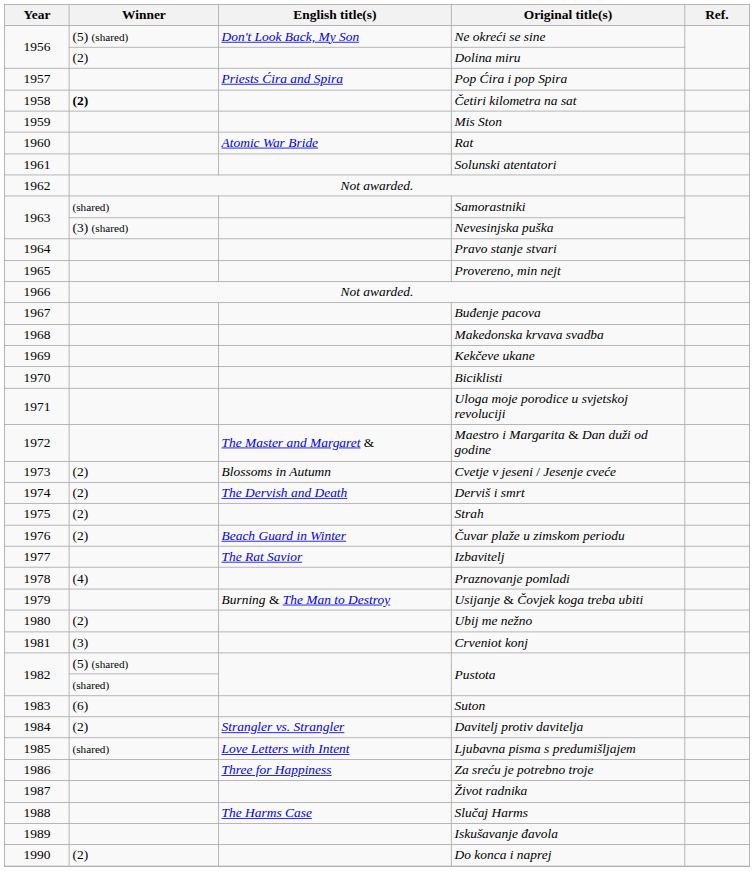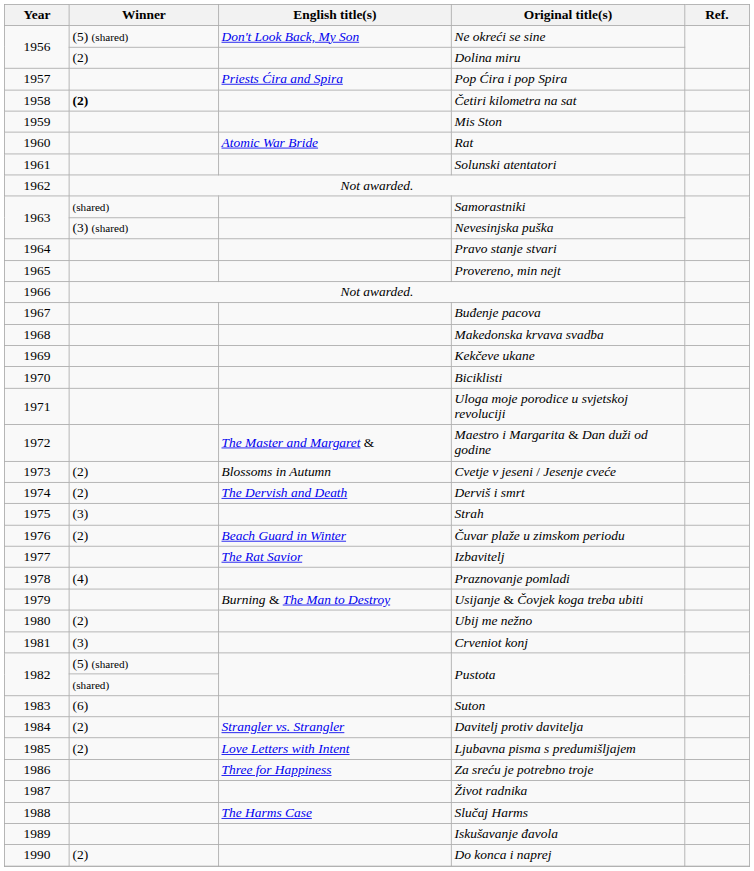(80, 514) (2) -> (80, 514) (3)
(91, 749) (shared) -> (80, 748) (2)
